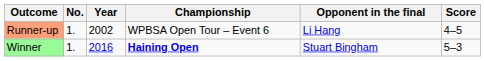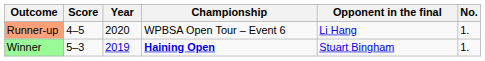columns swapped: (75, 13) <-> (461, 13)
(101, 30) 2002 -> (117, 30) 2020
(101, 47) 2016 -> (117, 47) 2019
